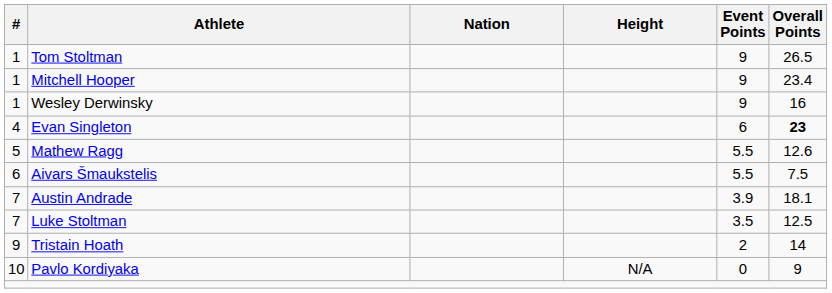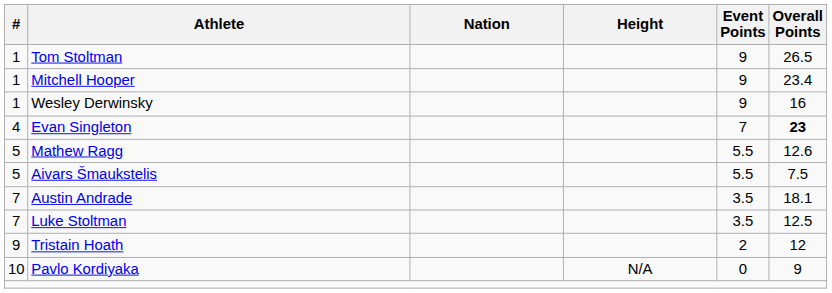(743, 127) 6 -> (743, 127) 7
(16, 174) 6 -> (16, 174) 5
(743, 198) 3.9 -> (743, 198) 3.5
(798, 245) 14 -> (798, 245) 12
